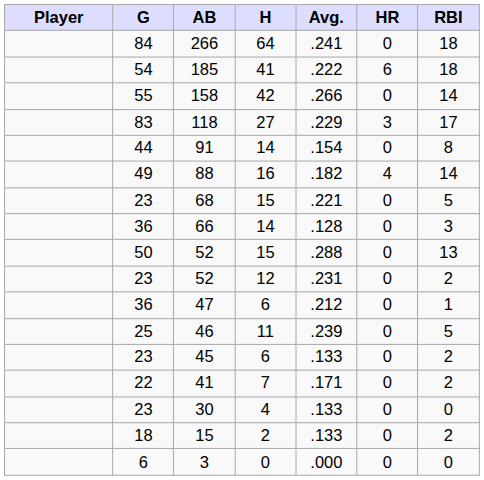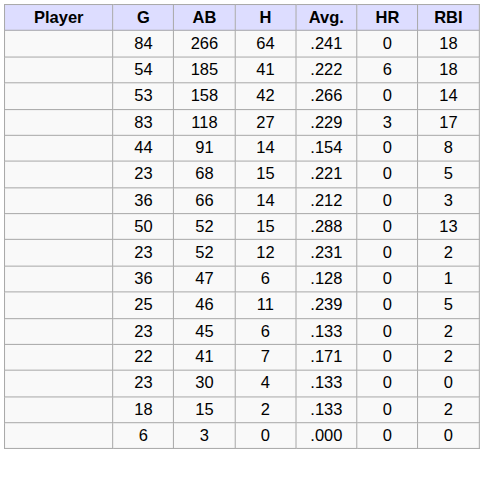(143, 95) 55 -> (143, 95) 53
- row: (204, 174)
(326, 226) .128 -> (326, 200) .212
(326, 305) .212 -> (326, 278) .128
